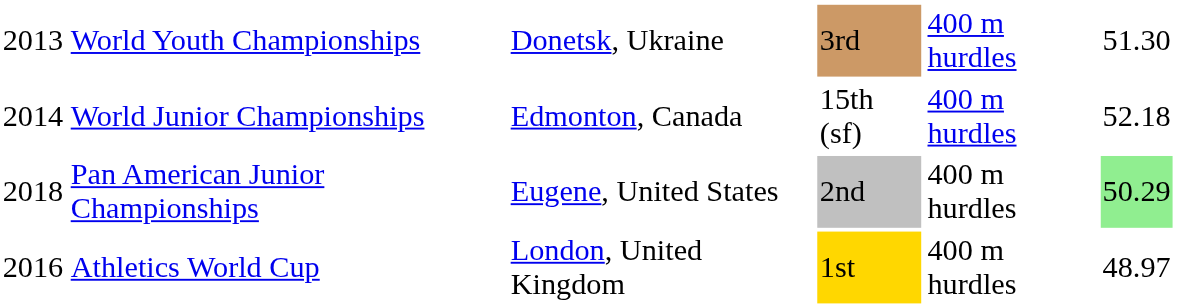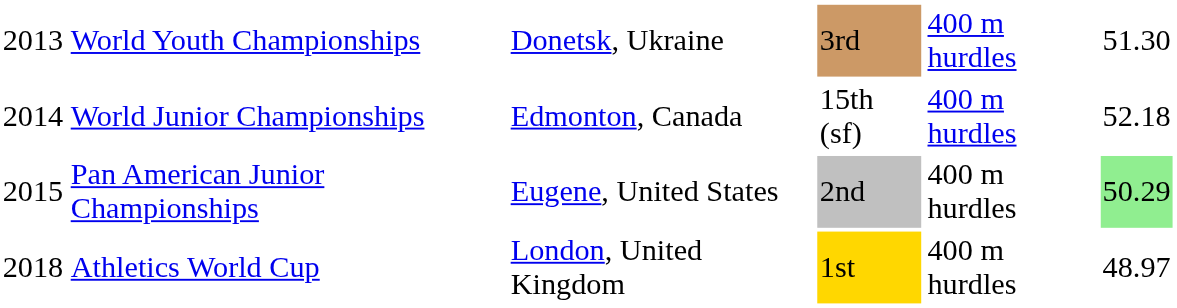(33, 191) 2018 -> (33, 191) 2015
(33, 267) 2016 -> (33, 267) 2018
